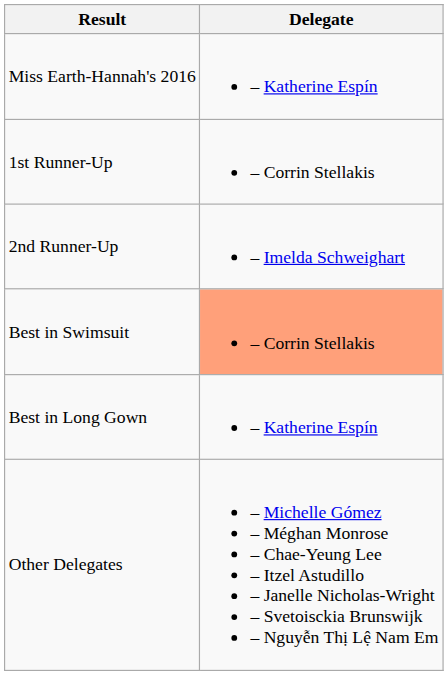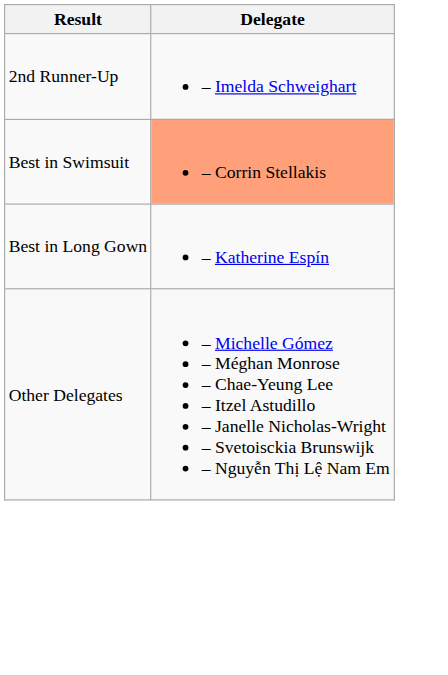- row: (102, 76)
- row: (61, 161)
